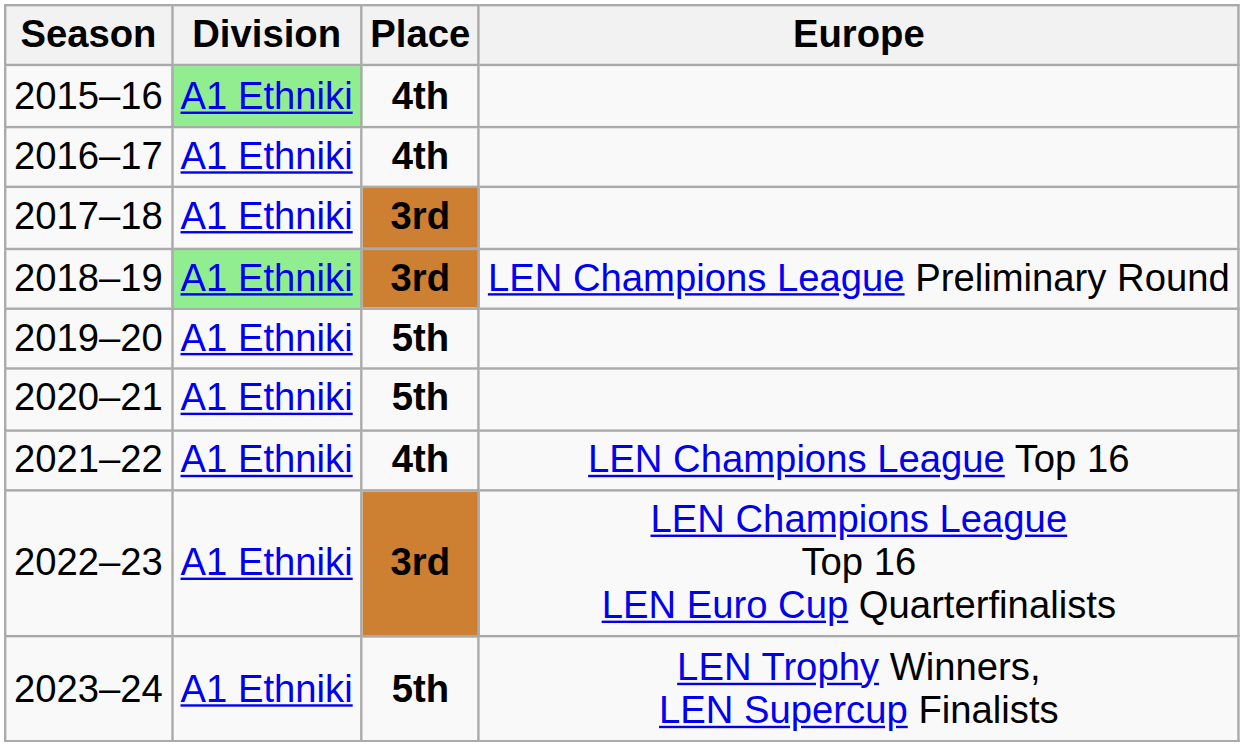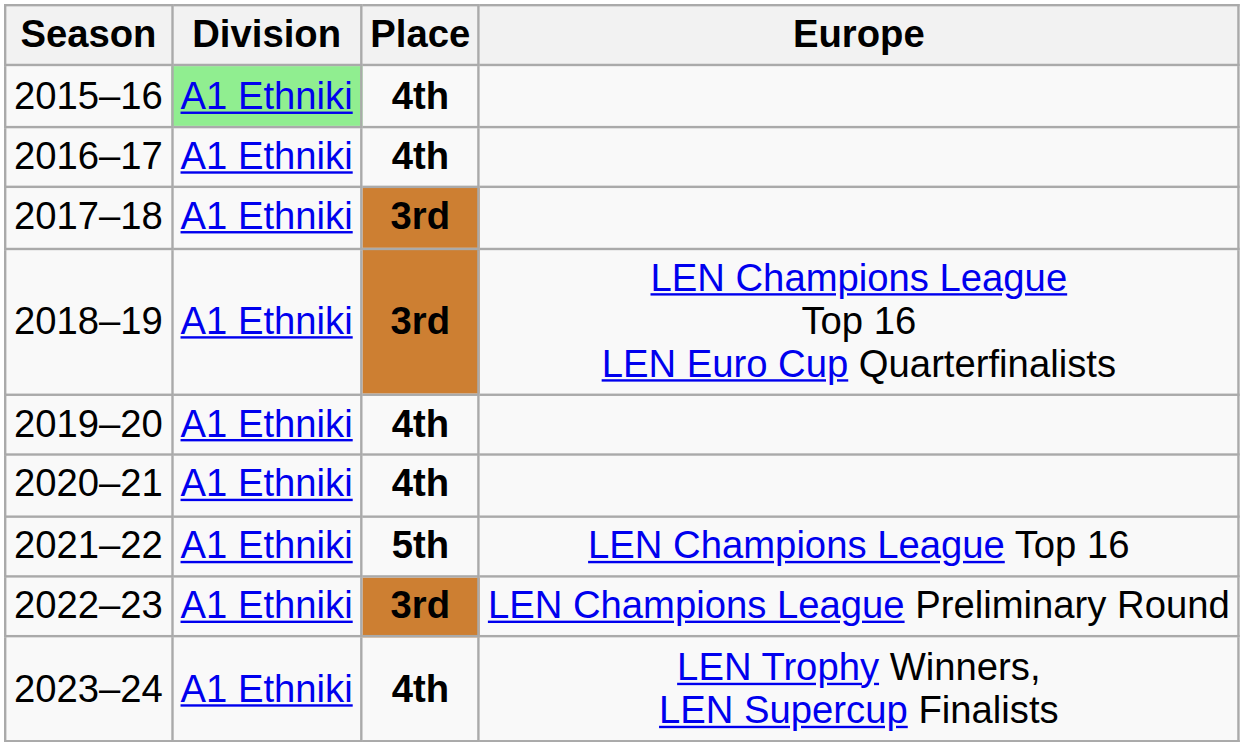(267, 277) lightgreen background -> (267, 320) no background
(859, 277) LEN Champions League Preliminary Round -> (859, 320) LEN Champions League Top 16 LEN Euro Cup Quarterfinalists
(420, 338) 5th -> (420, 424) 4th
(420, 398) 5th -> (420, 484) 4th
(420, 459) 4th -> (420, 545) 5th
(859, 563) LEN Champions League Top 16 LEN Euro Cup Quarterfinalists -> (859, 606) LEN Champions League Preliminary Round
(420, 688) 5th -> (420, 688) 4th
